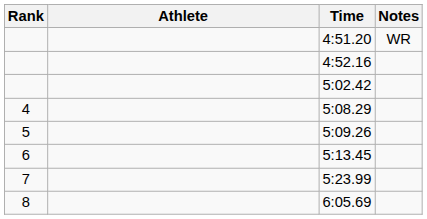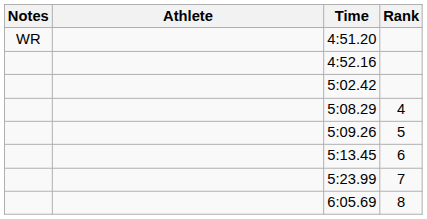columns swapped: (26, 16) <-> (399, 16)
